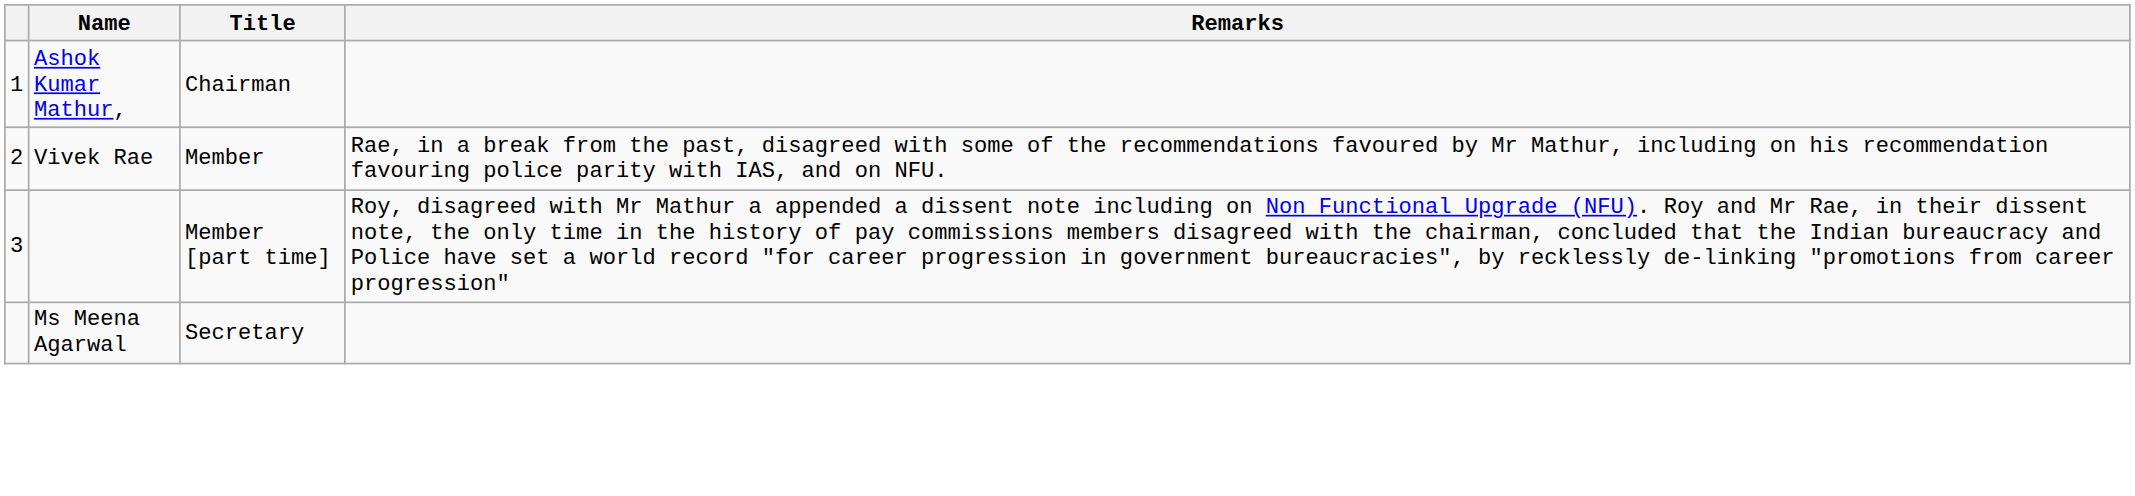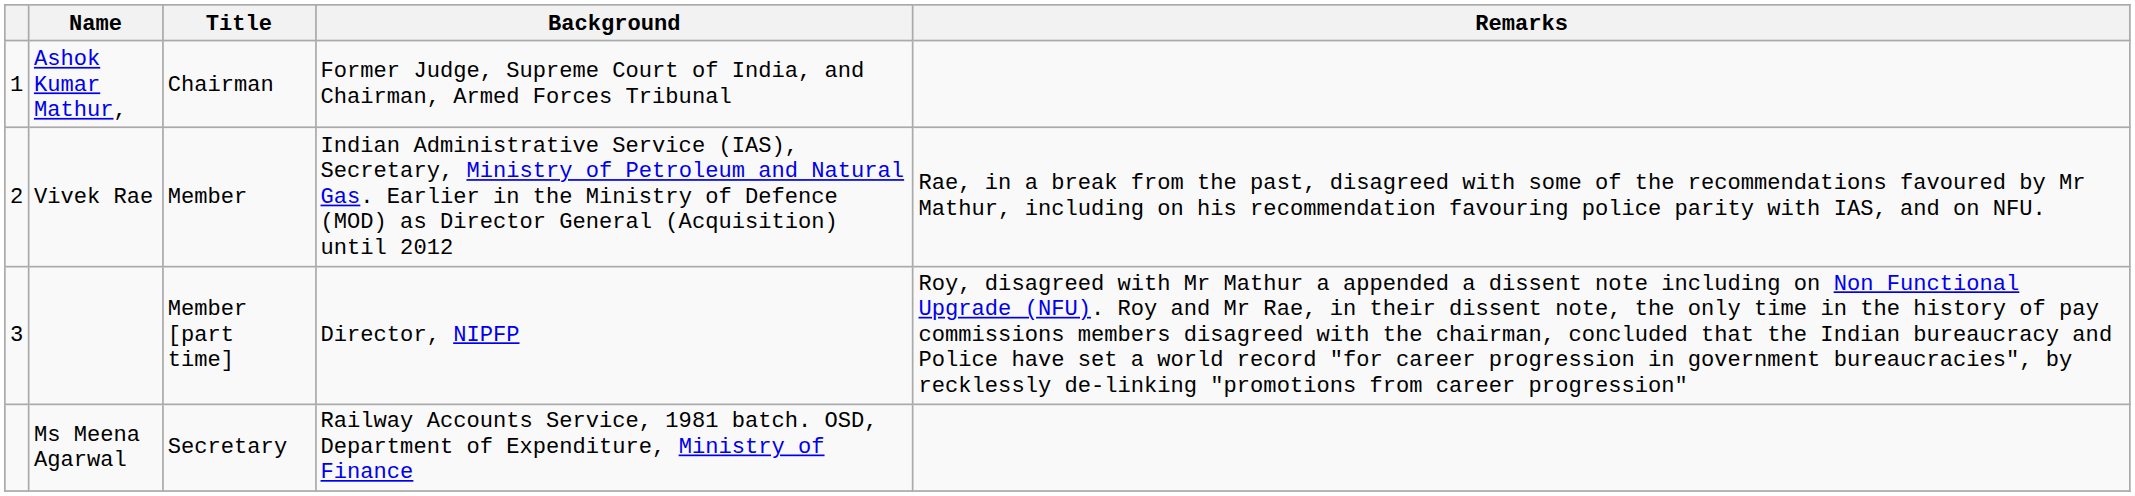+ column: (614, 23)
